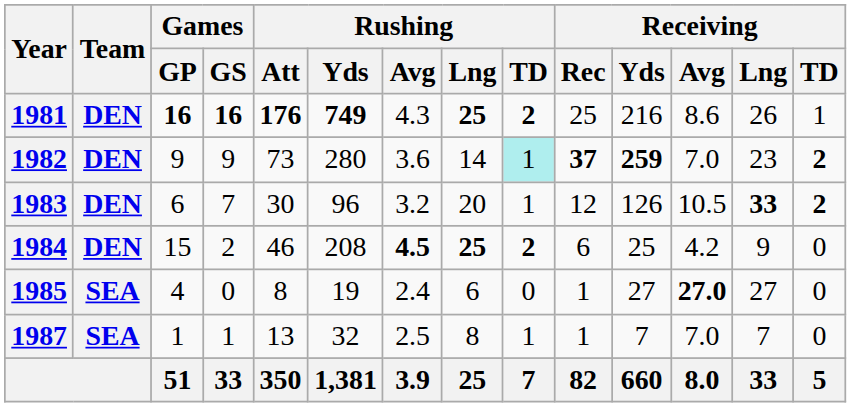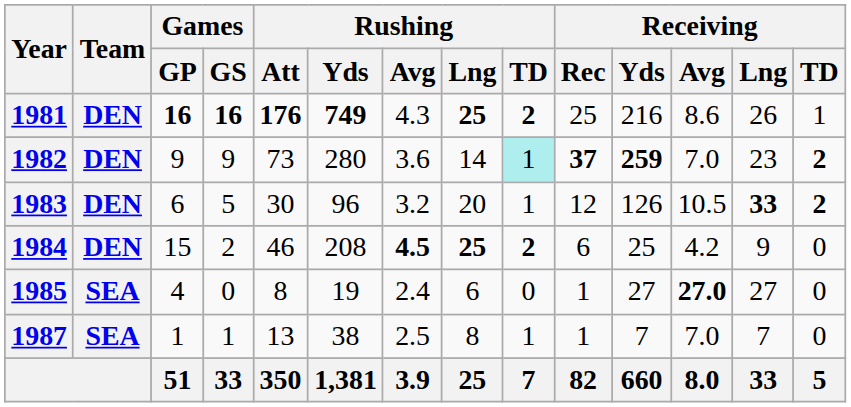(228, 203) 7 -> (228, 203) 5
(346, 335) 32 -> (346, 335) 38
